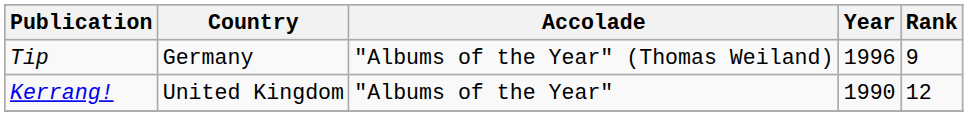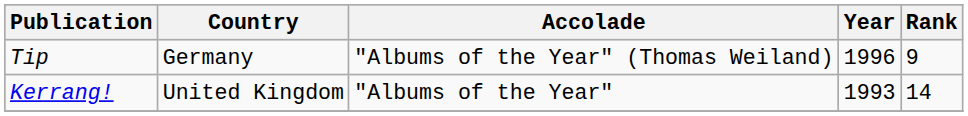(870, 93) 1990 -> (870, 93) 1993
(919, 93) 12 -> (919, 93) 14
